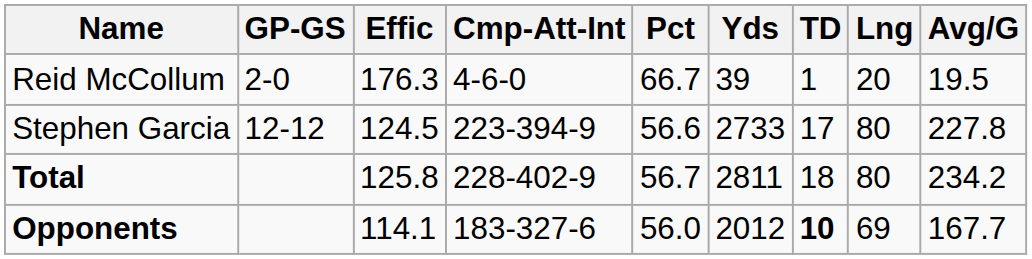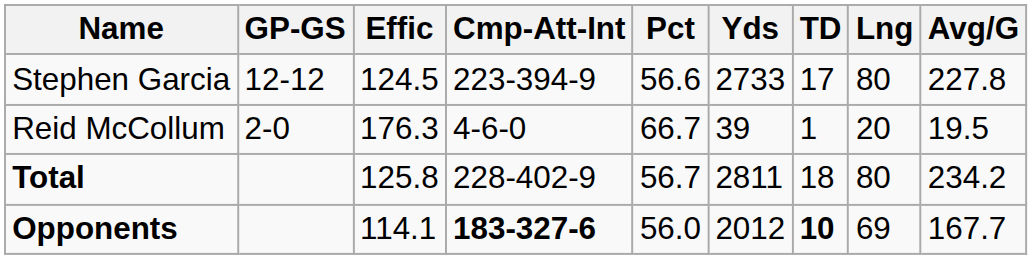rows swapped: (121, 128) <-> (119, 79)
(525, 228) normal -> (525, 228) bold
